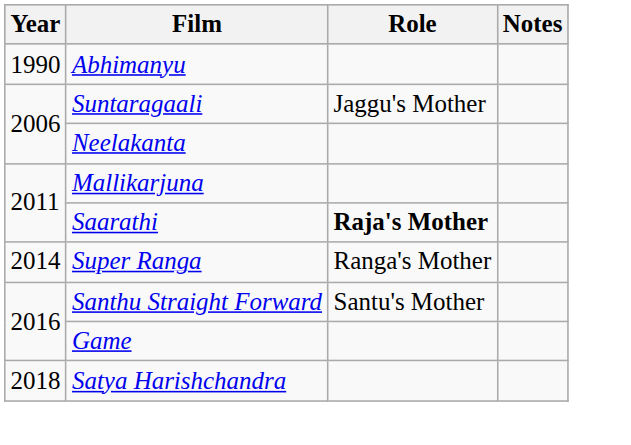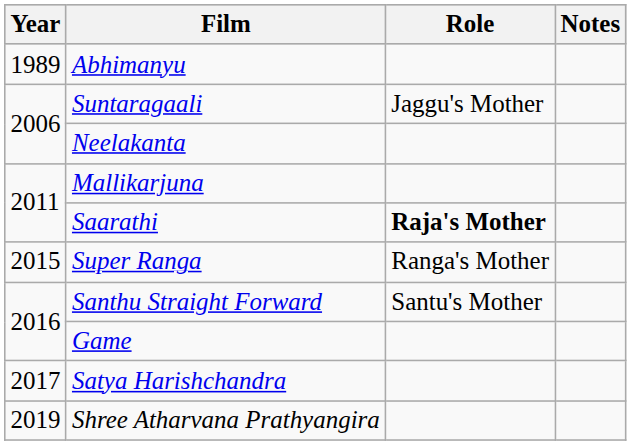(35, 63) 1990 -> (35, 63) 1989
(35, 261) 2014 -> (35, 261) 2015
(35, 380) 2018 -> (35, 380) 2017
+ row: (226, 420)
